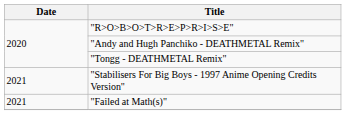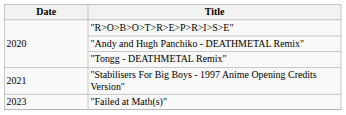(17, 102) 2021 -> (17, 102) 2023
